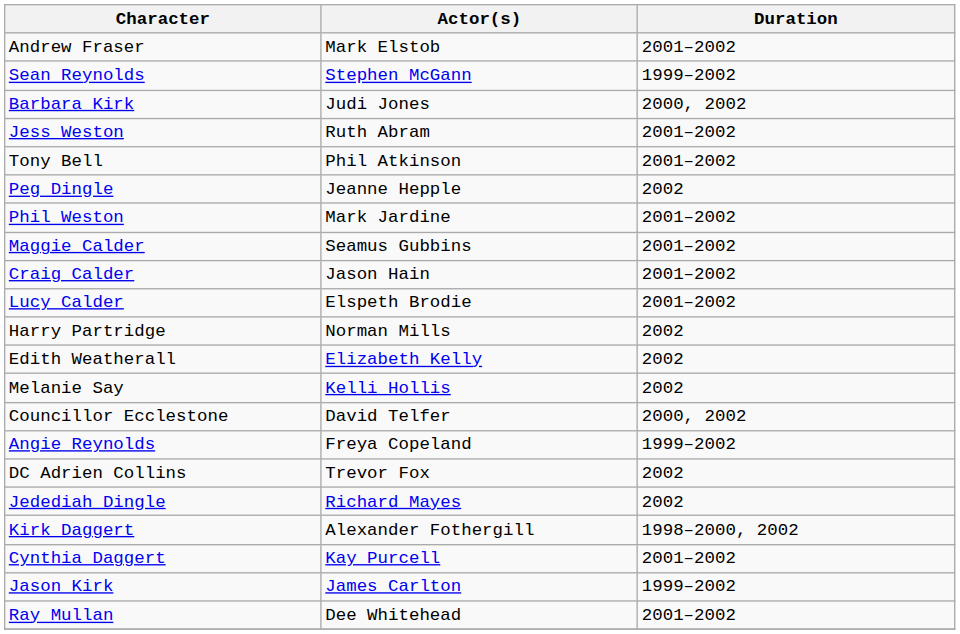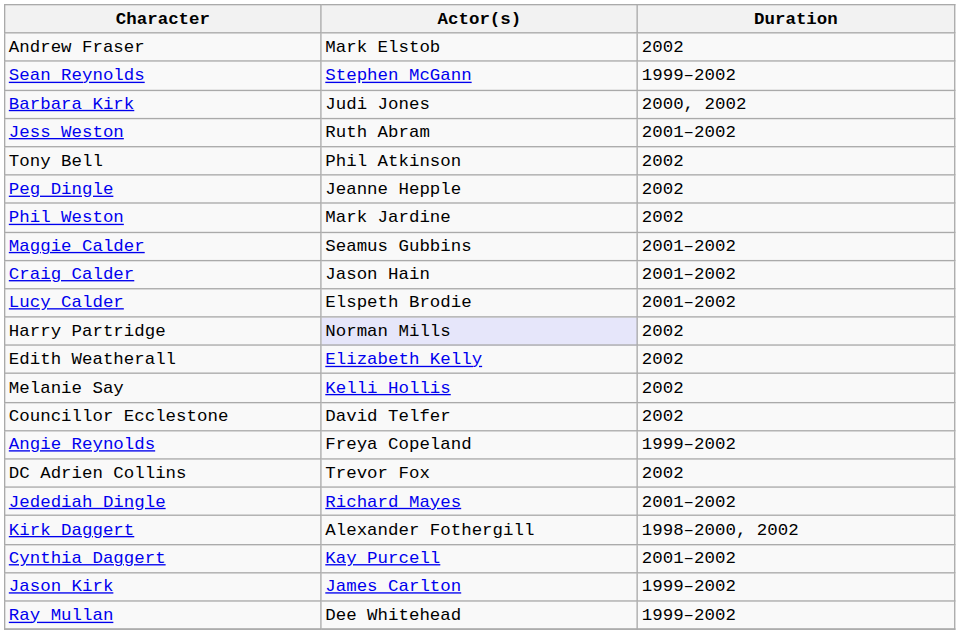(689, 47) 2001–2002 -> (663, 47) 2002
(689, 161) 2001–2002 -> (663, 161) 2002
(689, 218) 2001–2002 -> (663, 218) 2002
(388, 331) no background -> (388, 331) lavender background
(694, 416) 2000, 2002 -> (663, 416) 2002
(663, 502) 2002 -> (689, 502) 2001–2002
(689, 615) 2001–2002 -> (689, 615) 1999–2002
